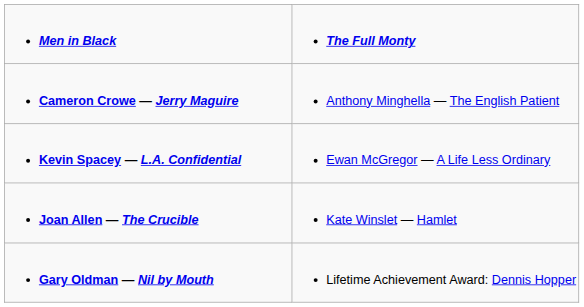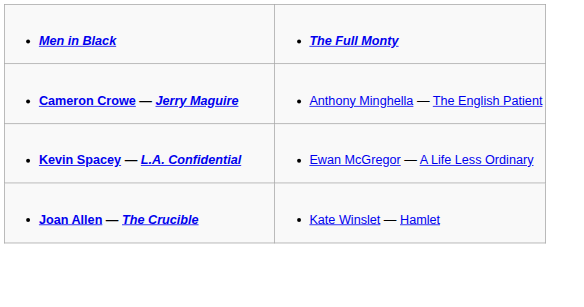- row: (148, 279)
